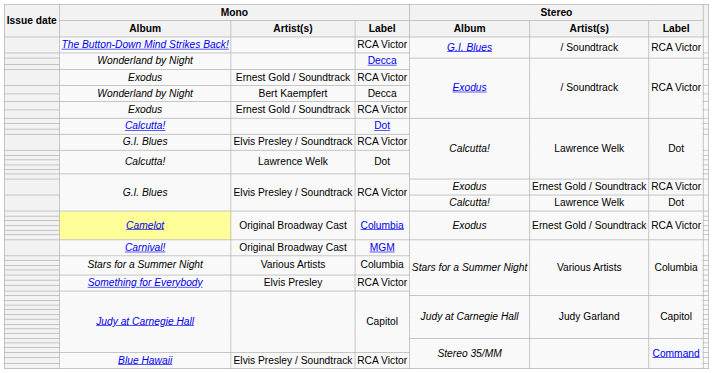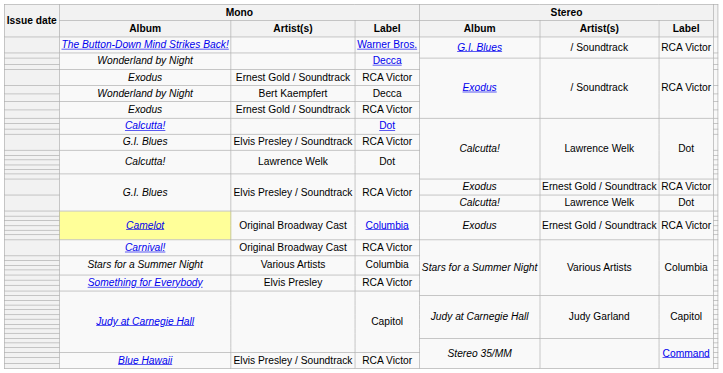(382, 45) RCA Victor -> (387, 45) Warner Bros.
(382, 247) MGM -> (387, 247) RCA Victor
